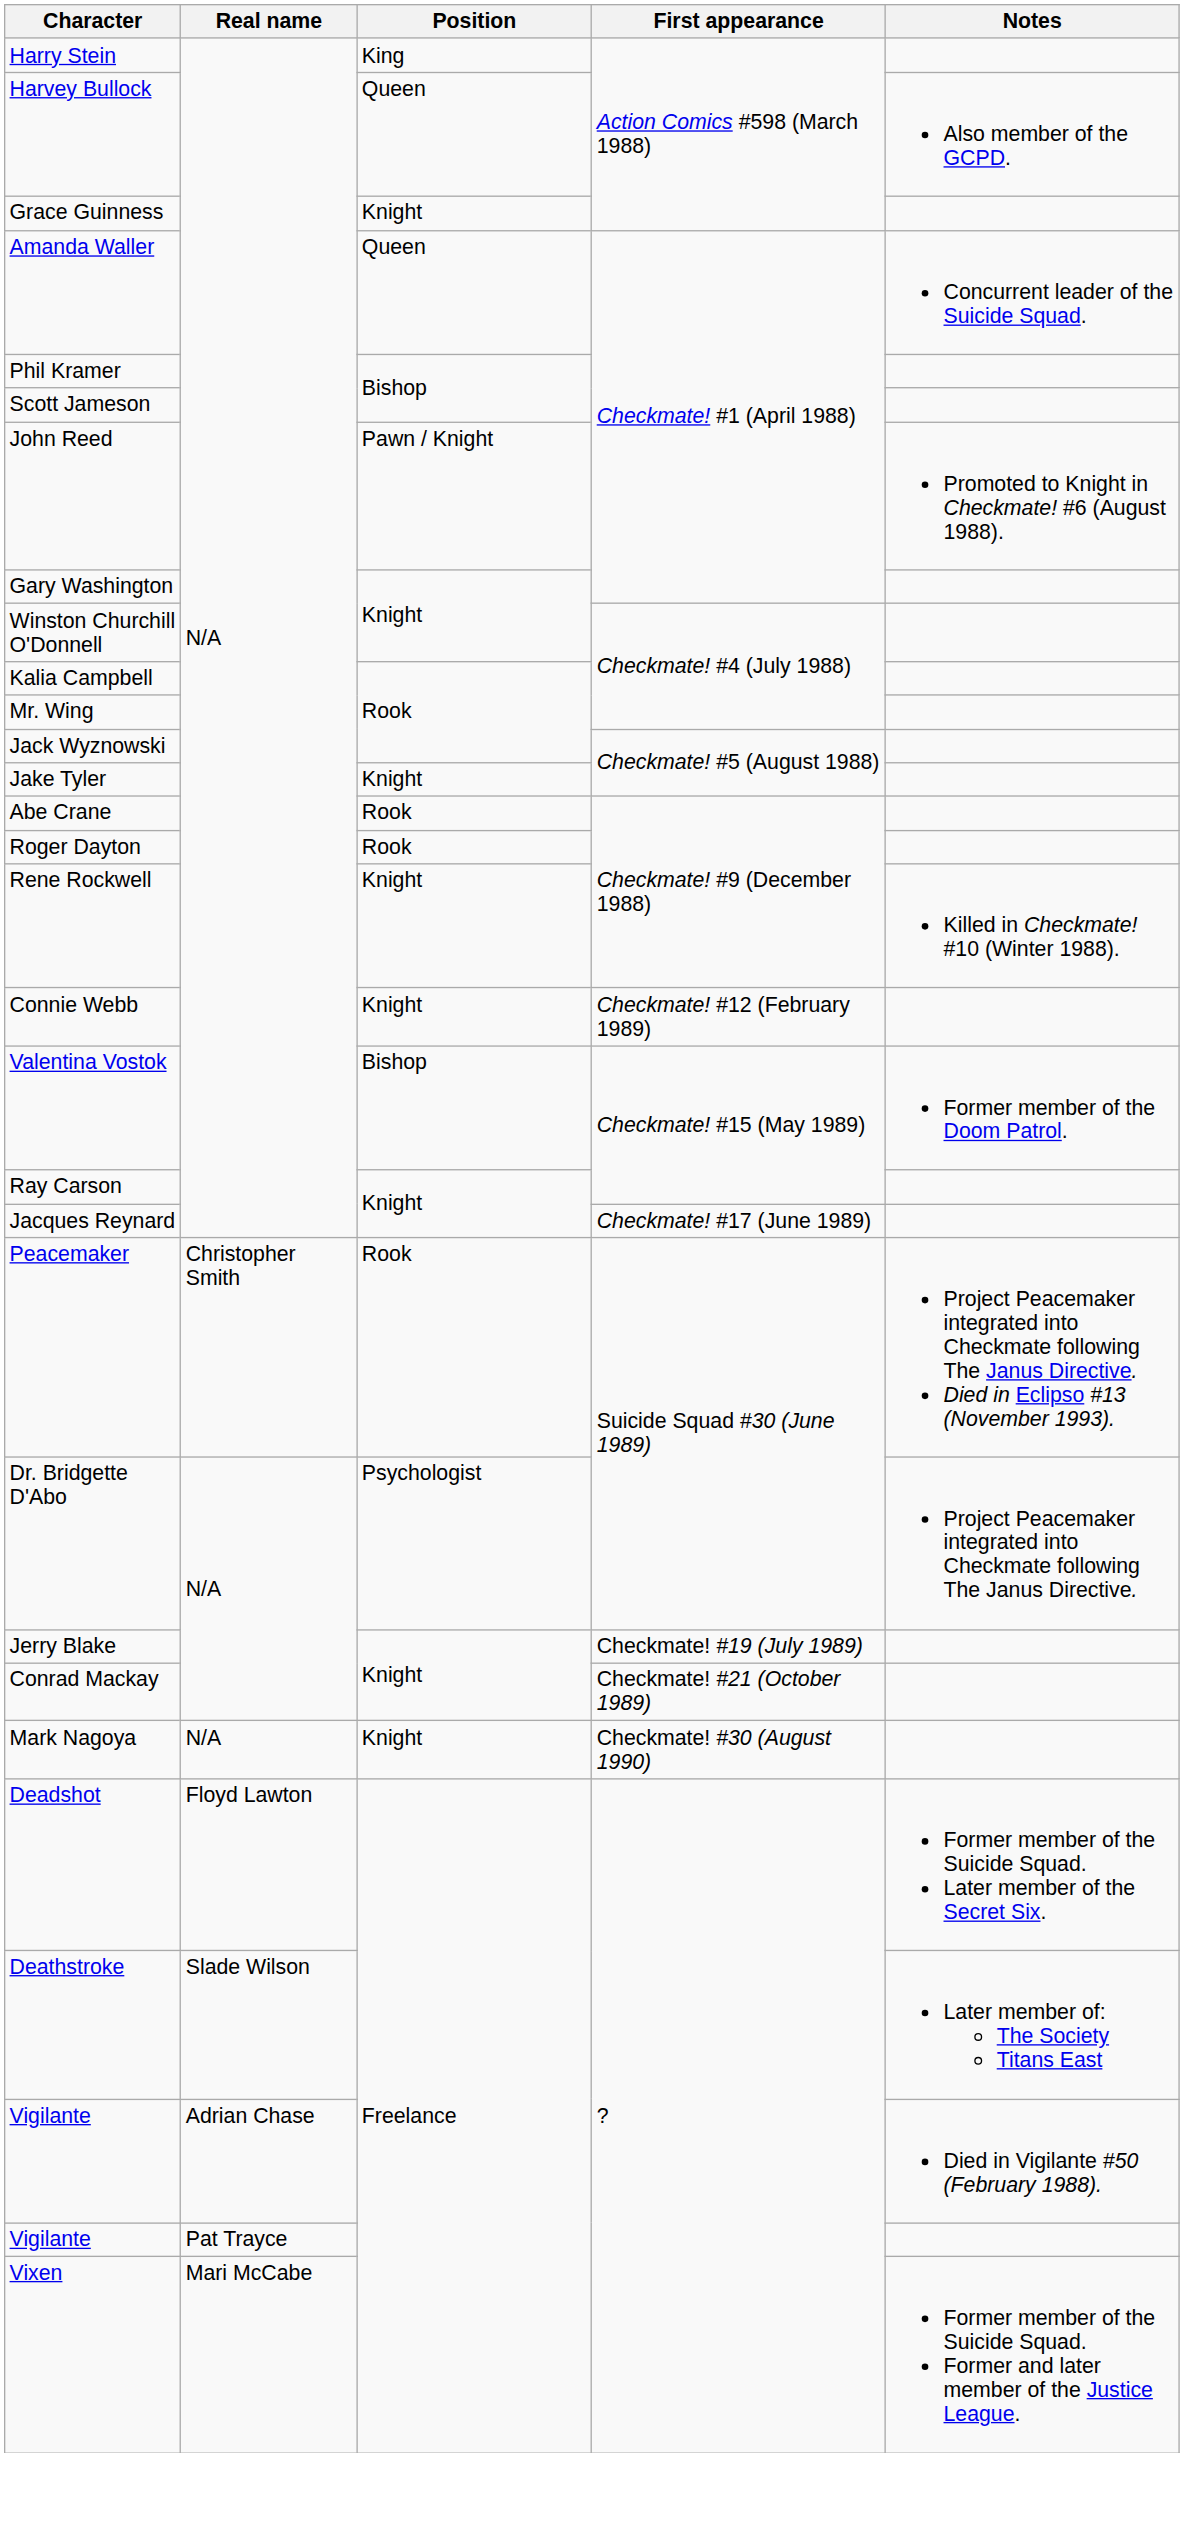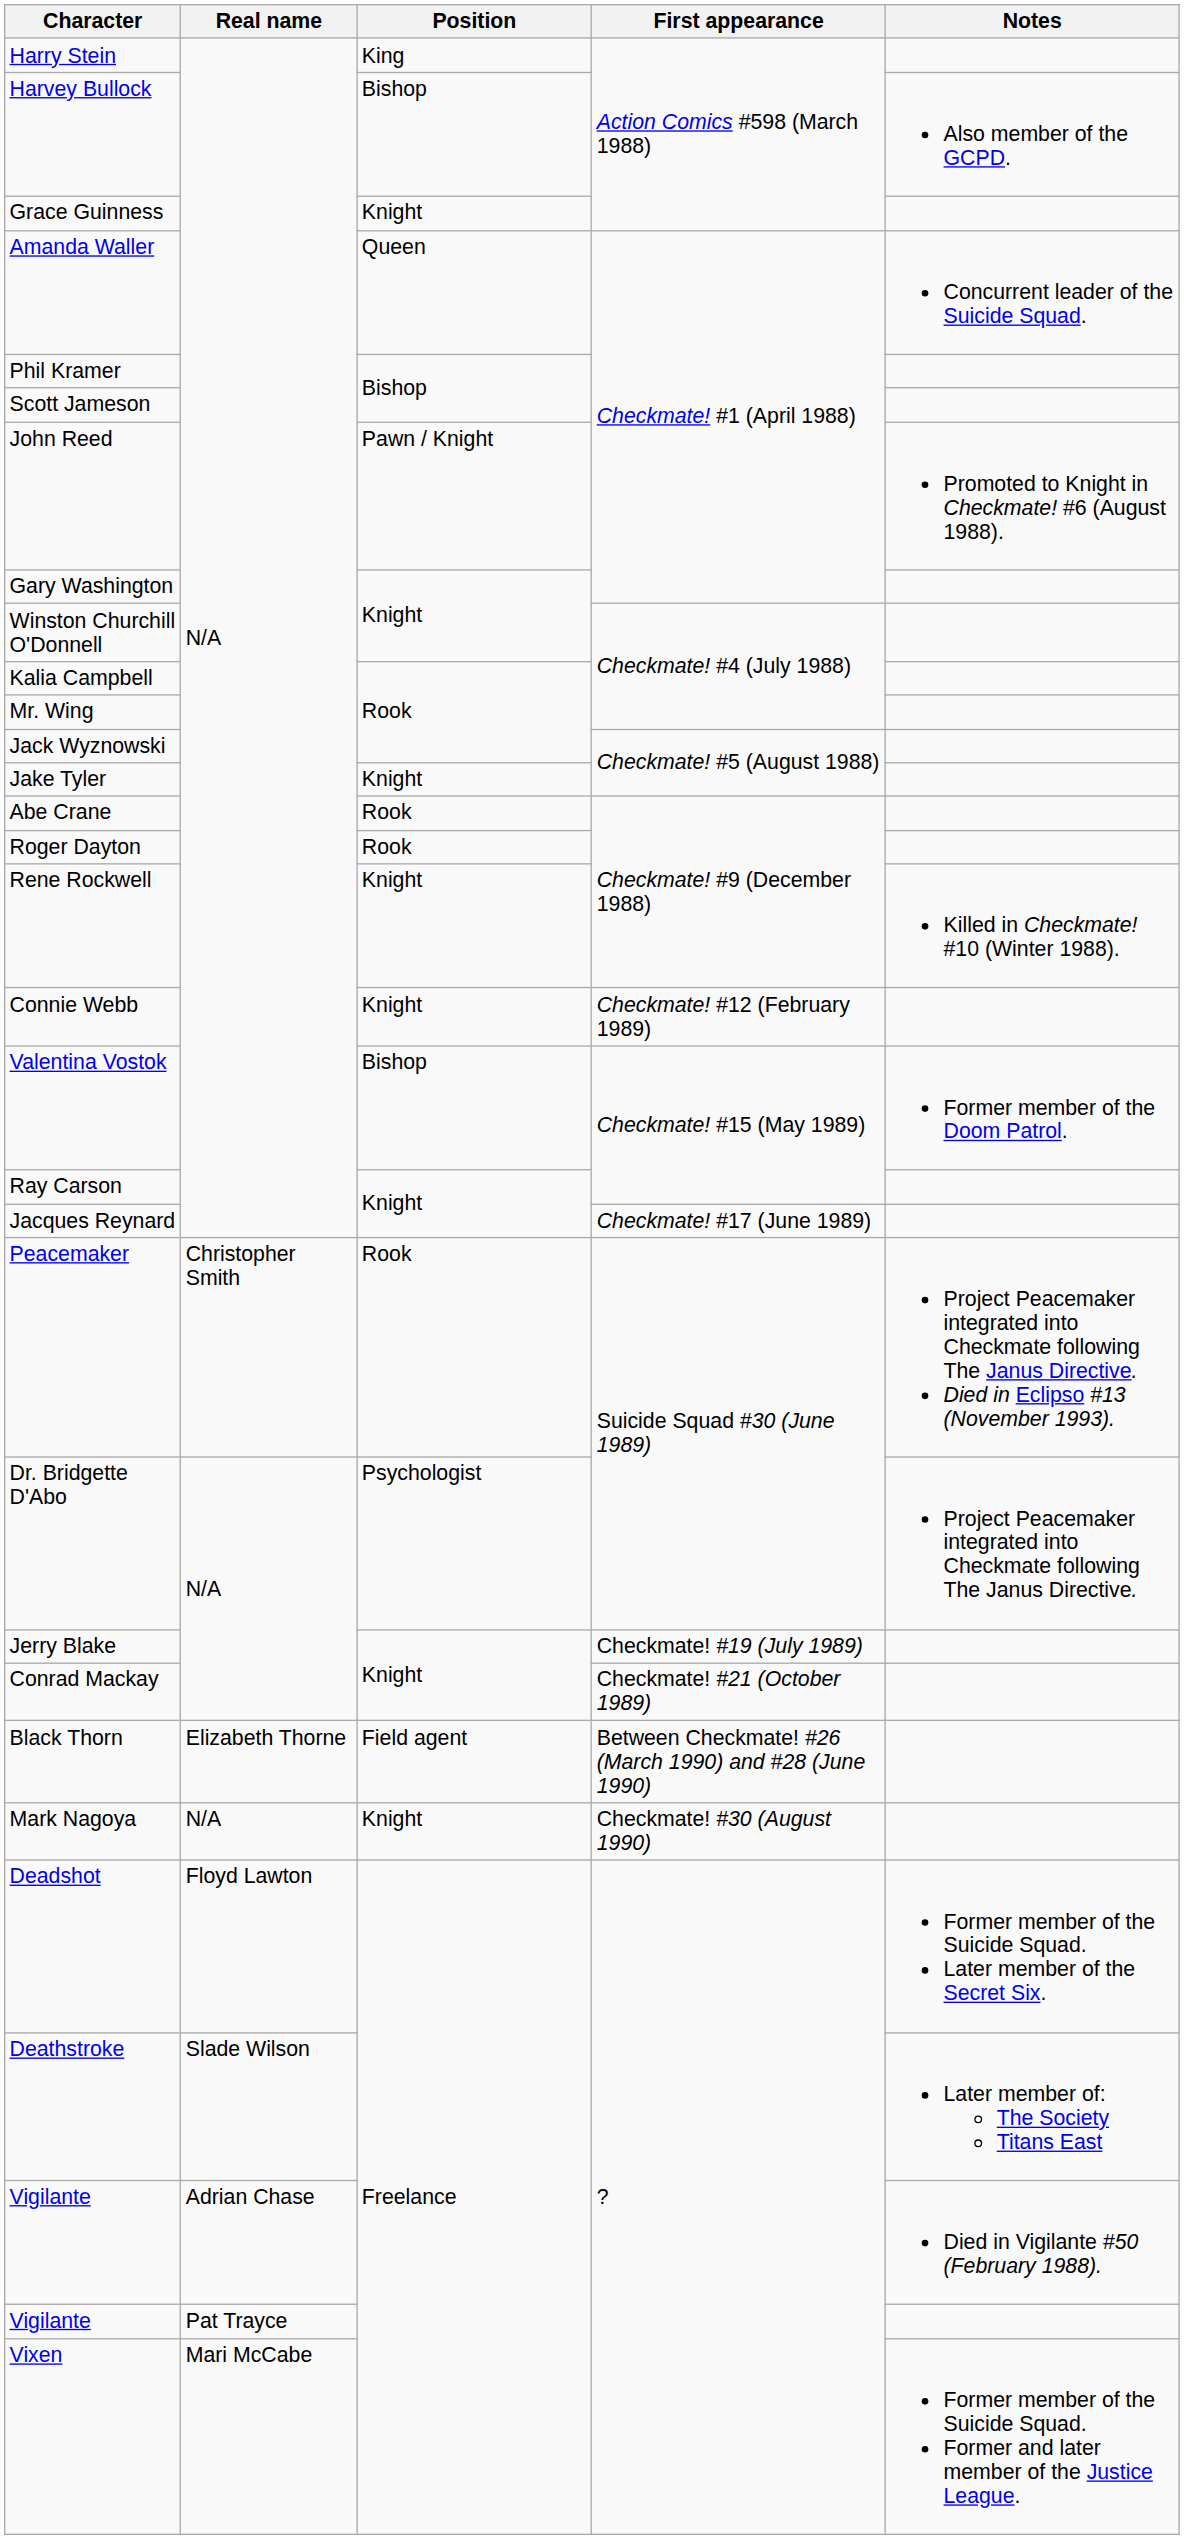(394, 88) Queen -> (394, 88) Bishop
+ row: (66, 1737)
